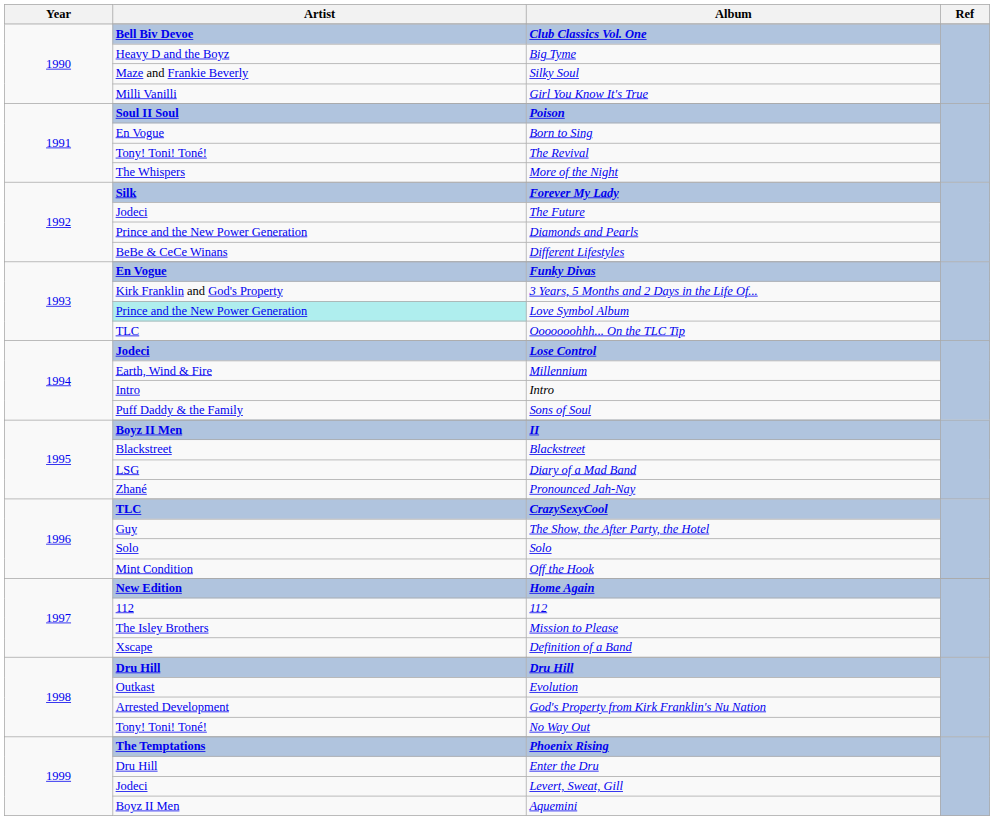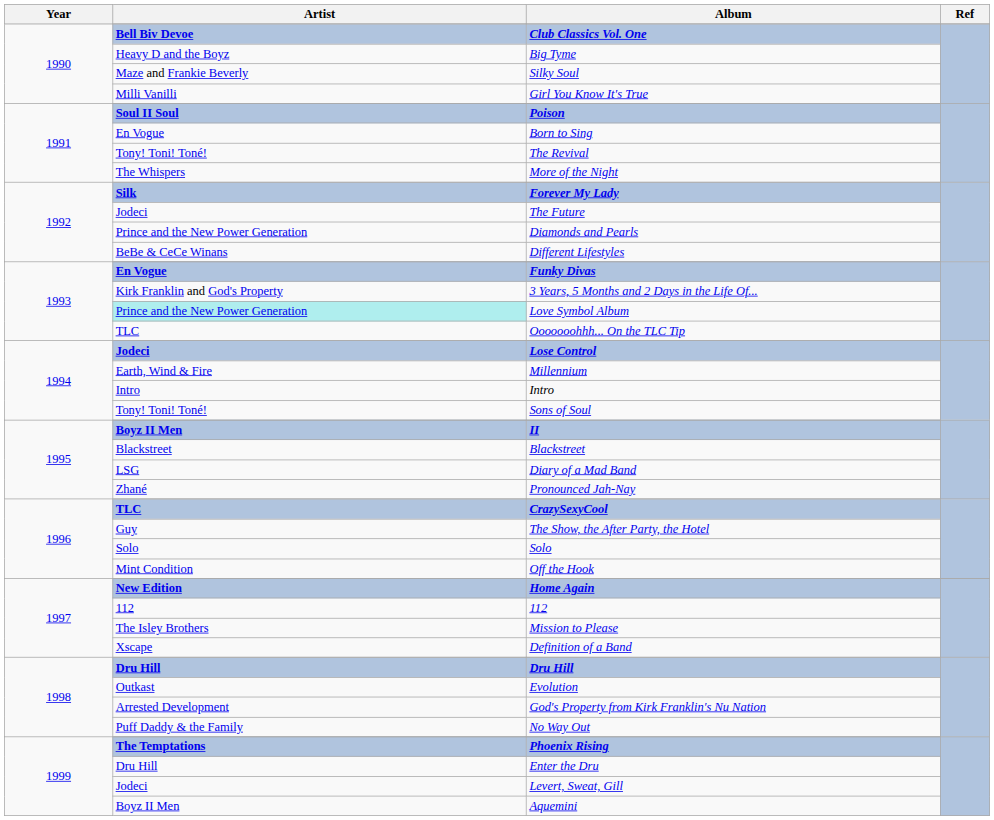(179, 410) Puff Daddy & the Family -> (161, 410) Tony! Toni! Toné!
(161, 726) Tony! Toni! Toné! -> (179, 726) Puff Daddy & the Family
